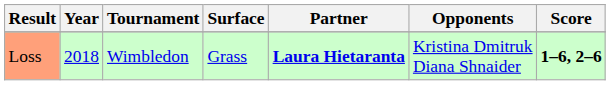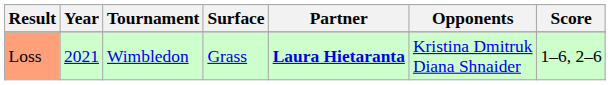(82, 55) 2018 -> (82, 55) 2021
(571, 55) bold -> (571, 55) normal
